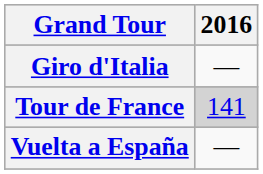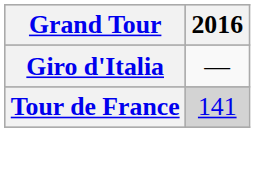- row: (100, 147)
